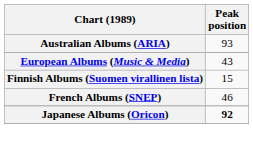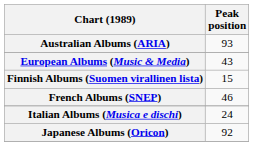+ row: (105, 114)
(227, 114) bold -> (227, 132) normal
